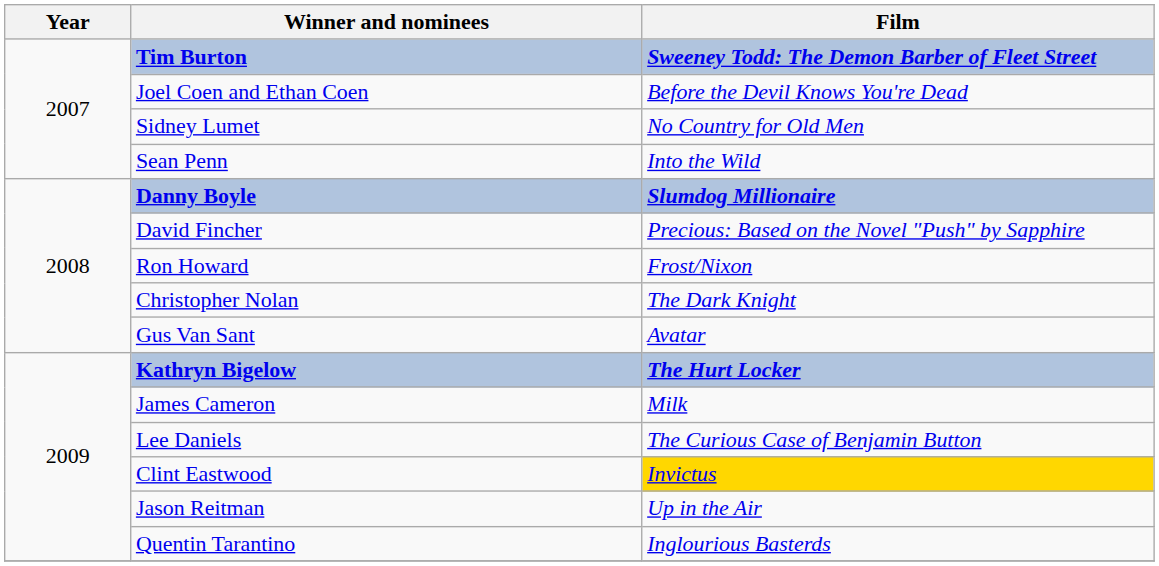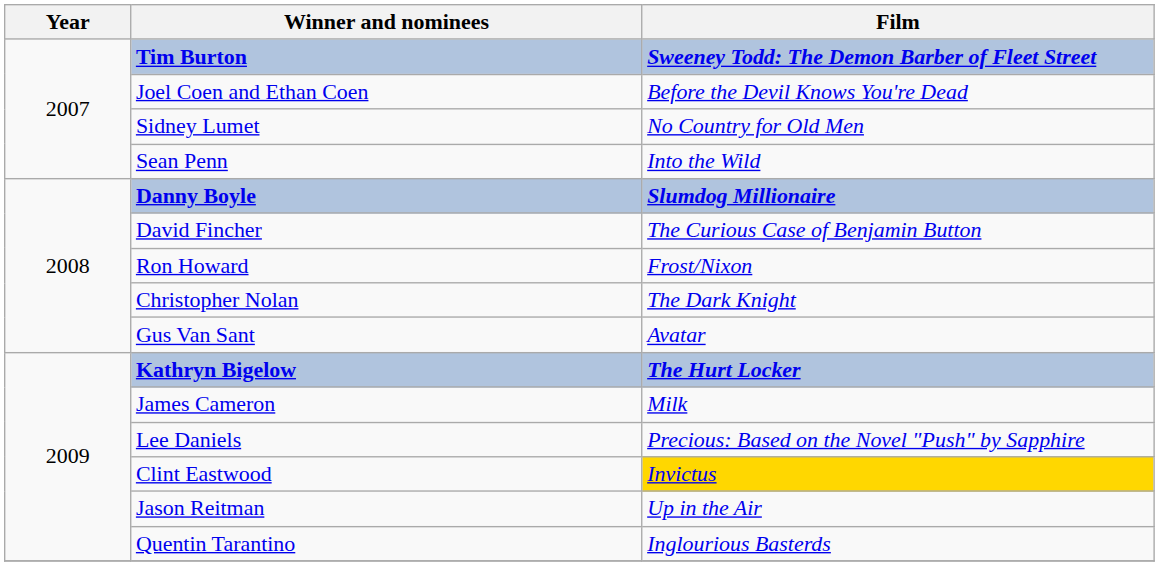(866, 230) Precious: Based on the Novel "Push" by Sapphire -> (814, 230) The Curious Case of Benjamin Button
(814, 439) The Curious Case of Benjamin Button -> (866, 439) Precious: Based on the Novel "Push" by Sapphire
